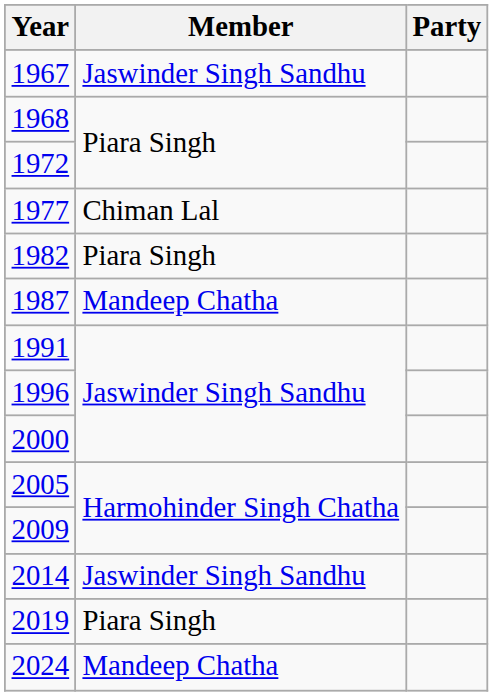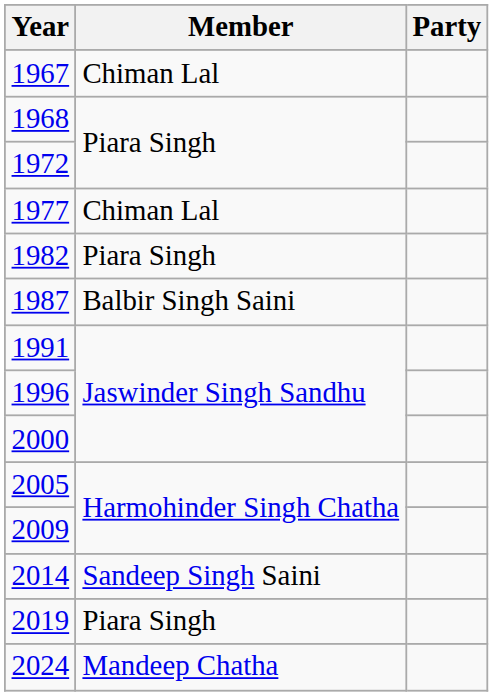(224, 73) Jaswinder Singh Sandhu -> (151, 73) Chiman Lal
(180, 301) Mandeep Chatha -> (189, 301) Balbir Singh Saini
(224, 575) Jaswinder Singh Sandhu -> (202, 575) Sandeep Singh Saini
